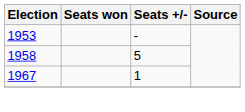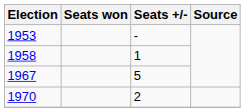(137, 55) 5 -> (137, 55) 1
(137, 76) 1 -> (137, 76) 5
+ row: (22, 96)
